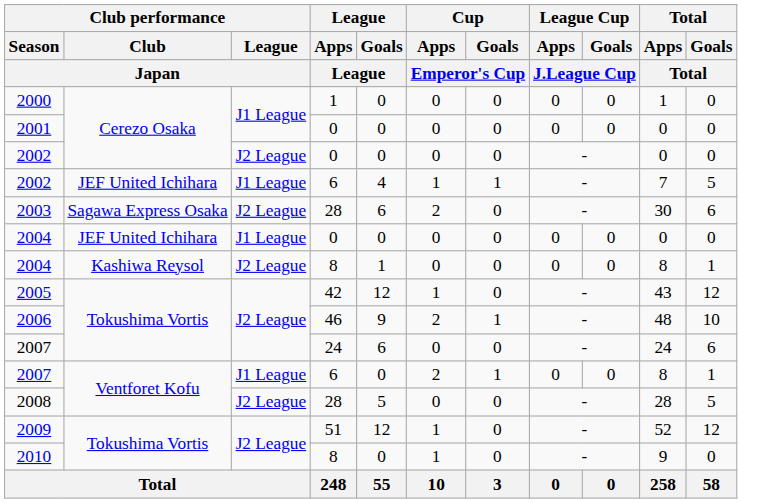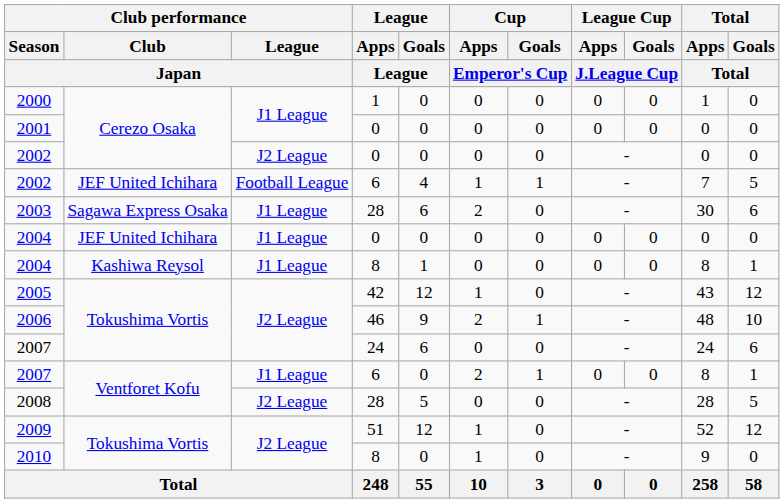(271, 182) J1 League -> (292, 182) Football League
(271, 210) J2 League -> (292, 210) J1 League
(271, 264) J2 League -> (292, 264) J1 League
